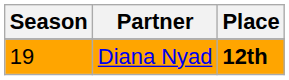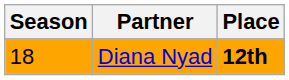(22, 56) 19 -> (22, 56) 18
